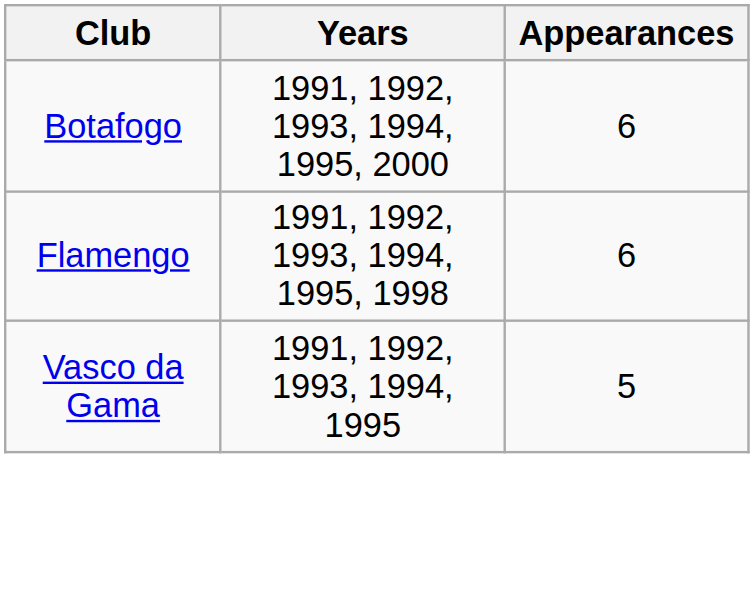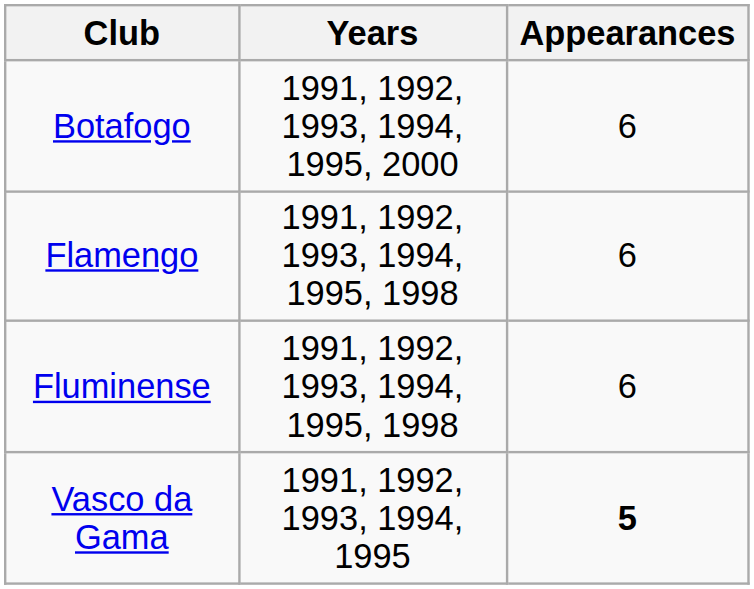+ row: (122, 387)
(627, 387) normal -> (627, 518) bold
